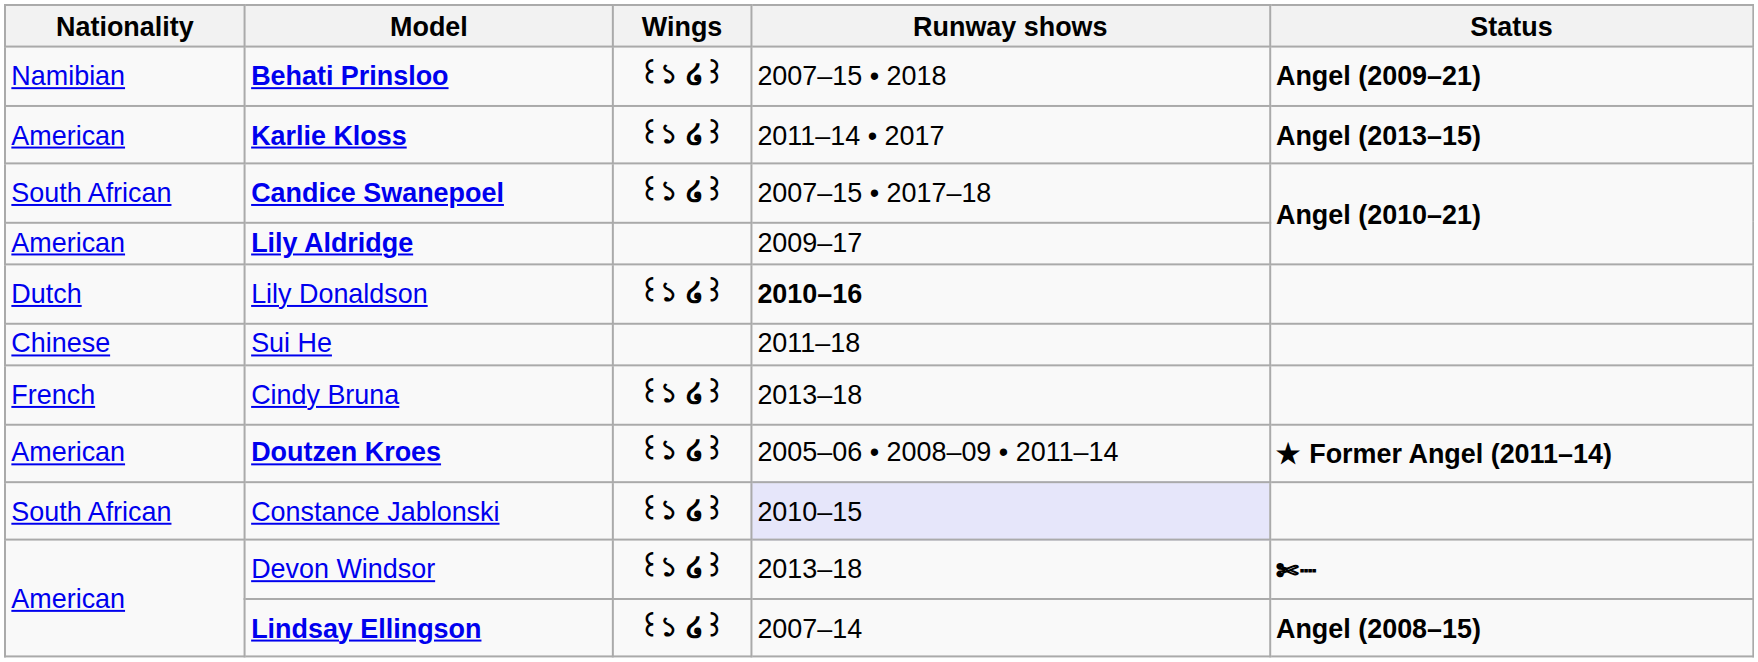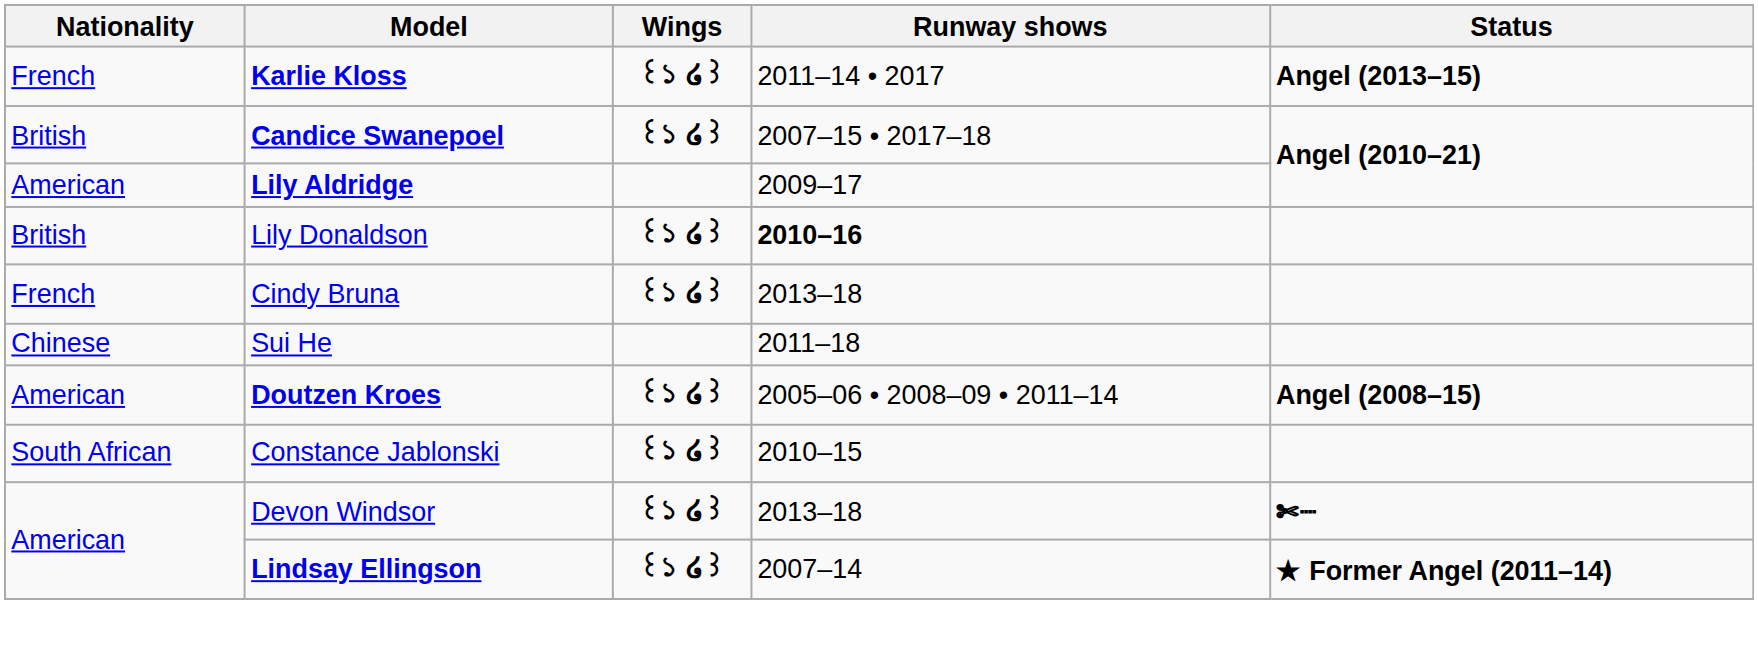- row: (350, 76)
(68, 134) American -> (53, 76) French
(91, 193) South African -> (49, 134) British
(47, 293) Dutch -> (49, 235) British
rows swapped: (325, 394) <-> (292, 344)
(1444, 453) ★ Former Angel (2011–14) -> (1378, 394) Angel (2008–15)
(810, 511) lavender background -> (810, 452) no background
(1378, 627) Angel (2008–15) -> (1444, 570) ★ Former Angel (2011–14)
